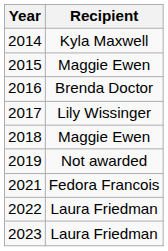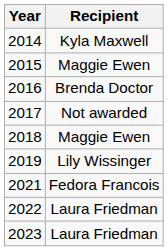(104, 112) Lily Wissinger -> (104, 112) Not awarded
(104, 161) Not awarded -> (104, 161) Lily Wissinger
